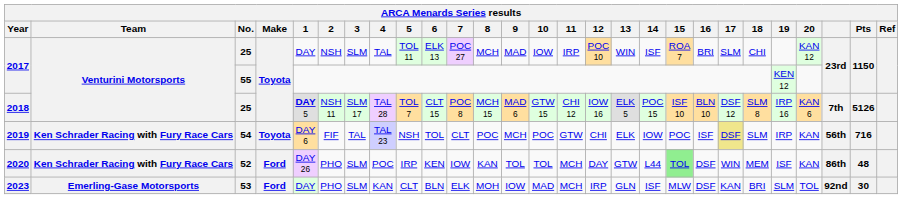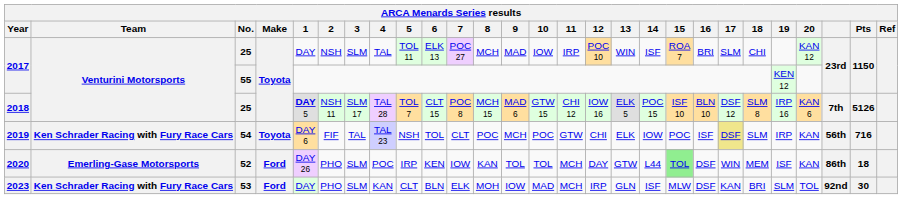(133, 163) Ken Schrader Racing with Fury Race Cars -> (133, 163) Emerling-Gase Motorsports
(863, 163) 48 -> (863, 163) 18
(133, 186) Emerling-Gase Motorsports -> (133, 186) Ken Schrader Racing with Fury Race Cars
